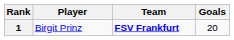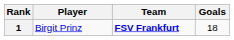(212, 27) 20 -> (212, 27) 18
